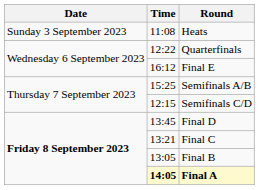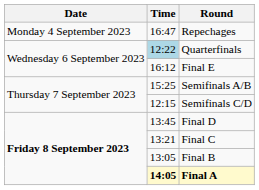- row: (194, 31)
+ row: (209, 31)
(163, 49) no background -> (163, 49) lightblue background
